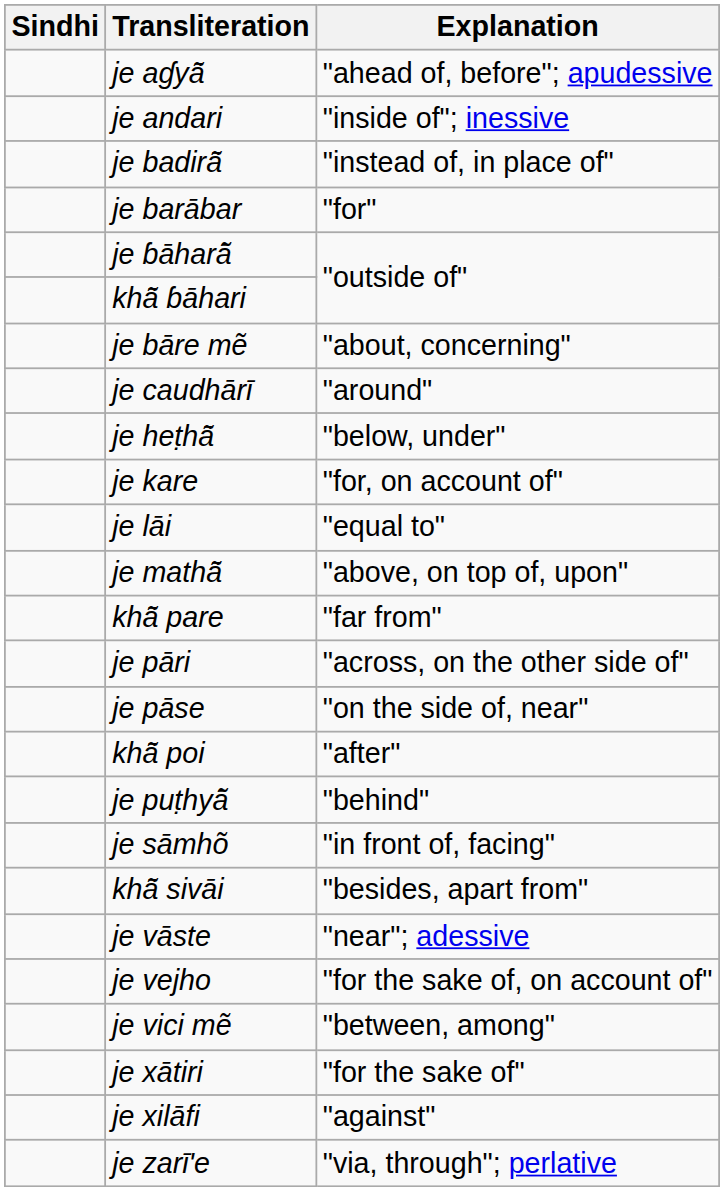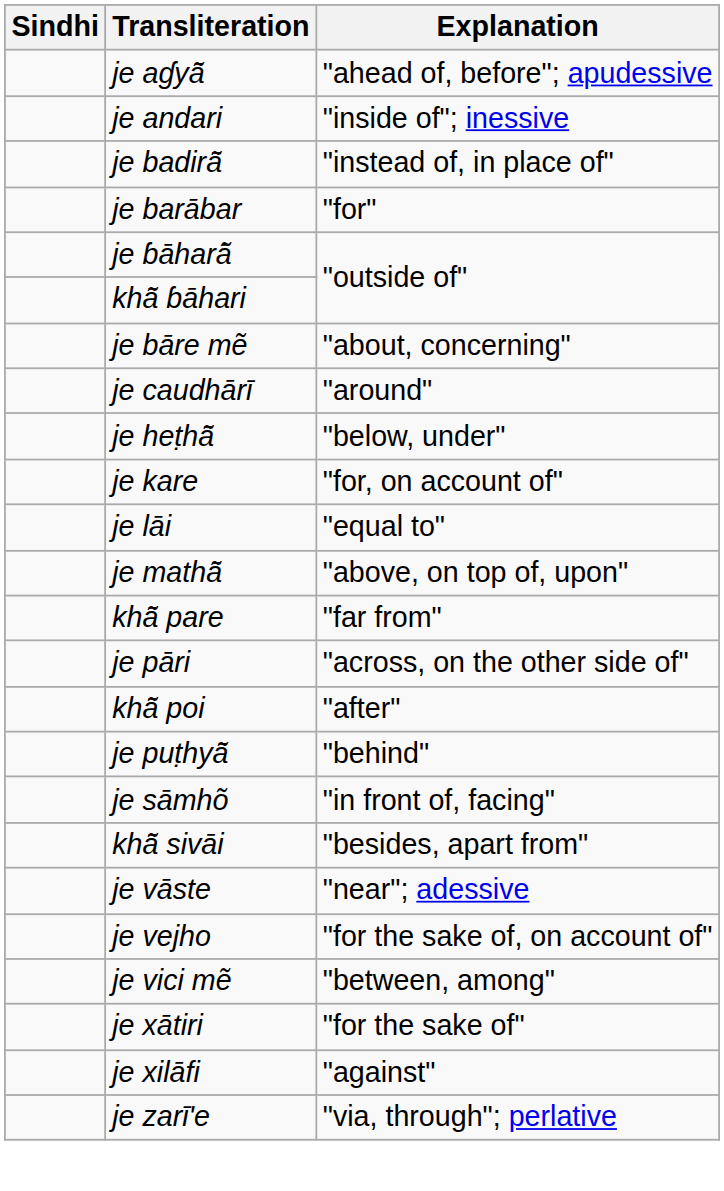- row: (158, 708)
